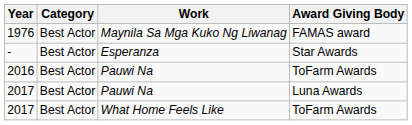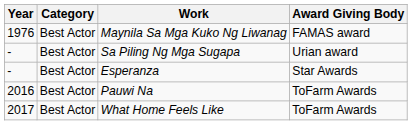+ row: (170, 52)
- row: (127, 91)
